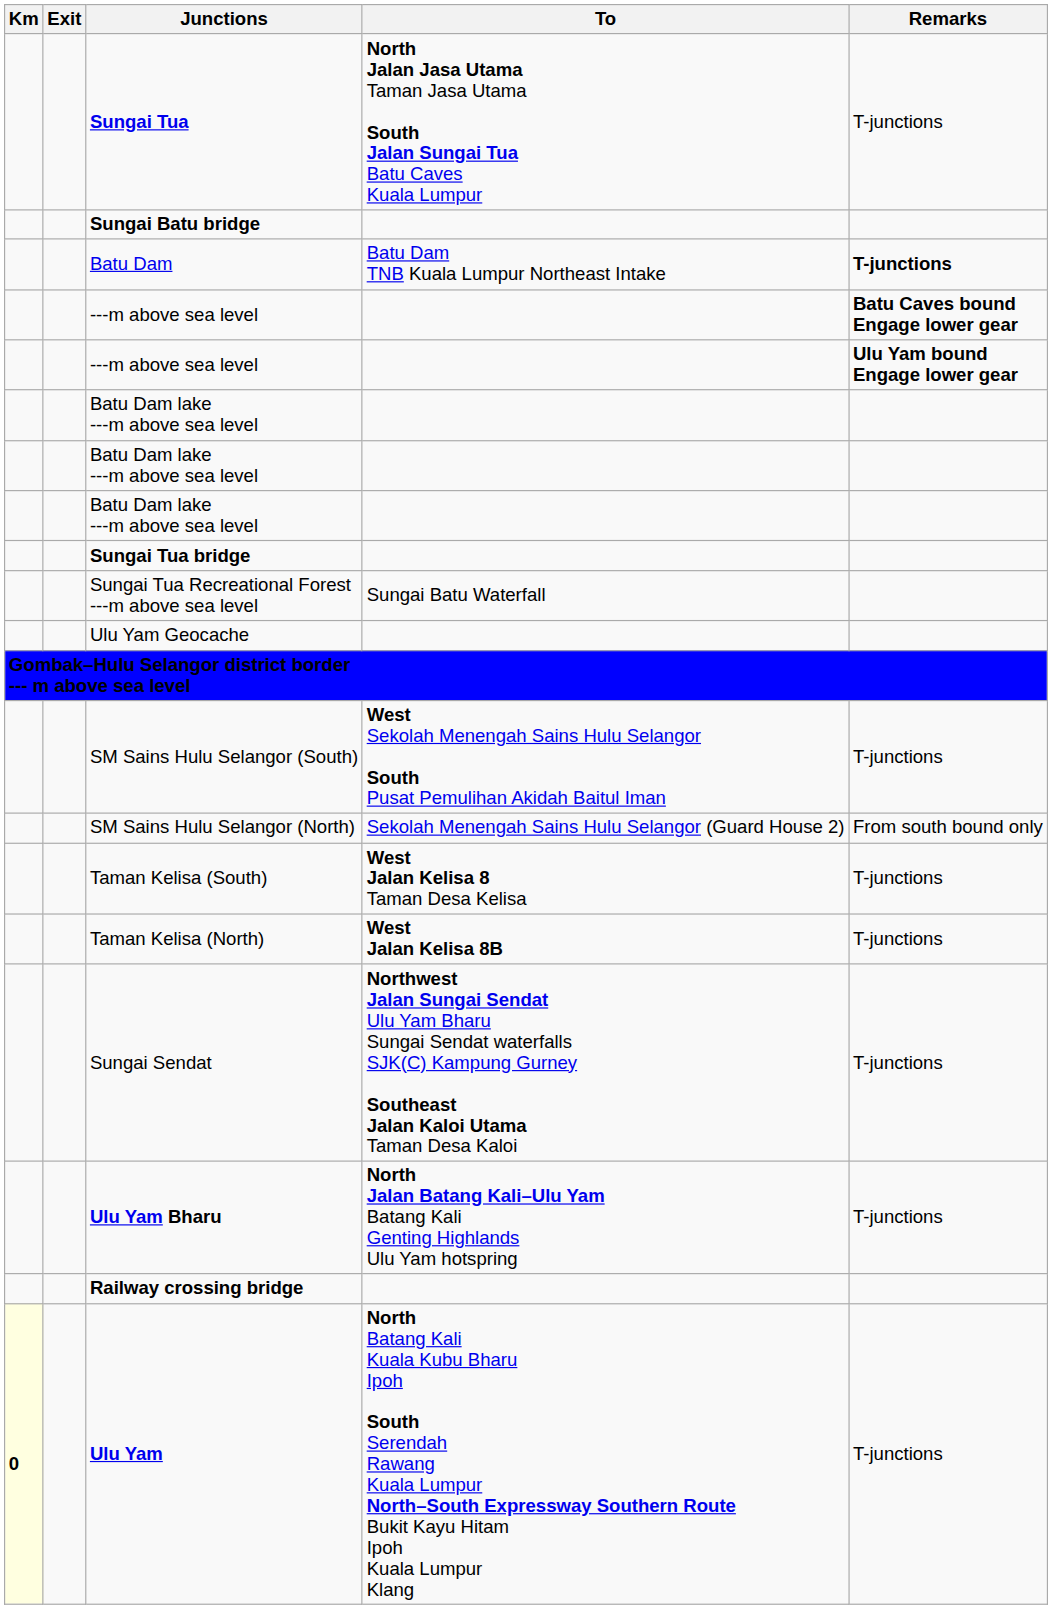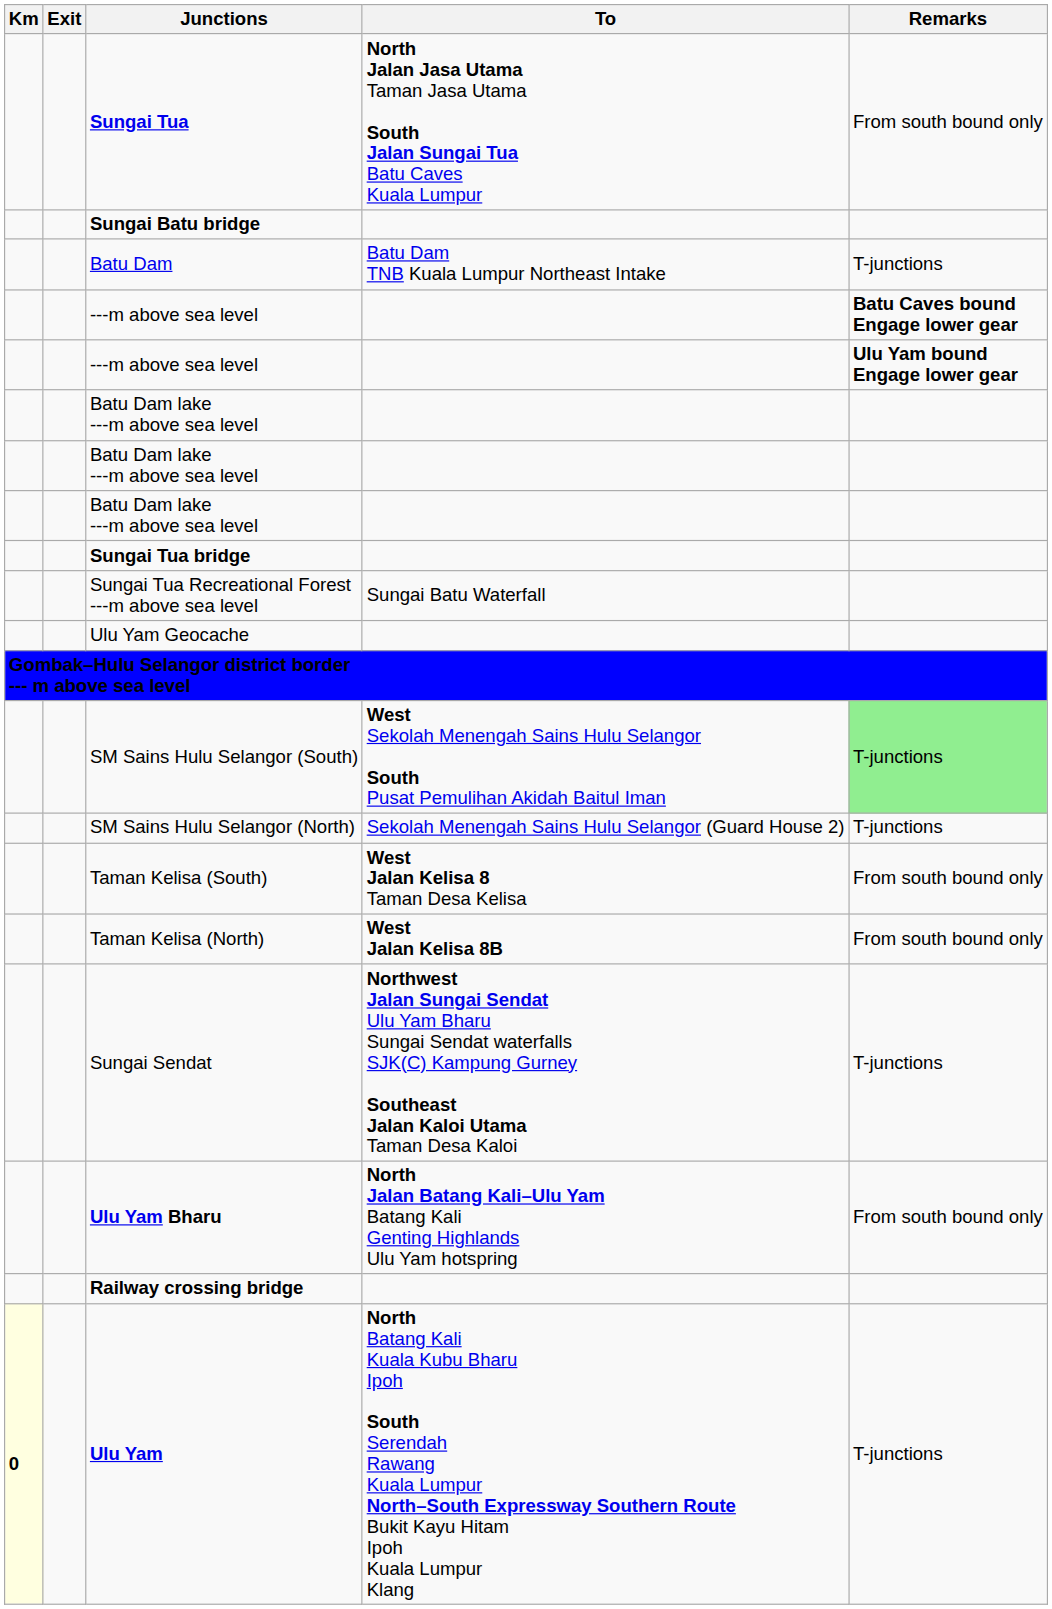(898, 121) T-junctions -> (948, 121) From south bound only
(902, 264) bold -> (898, 264) normal
(898, 756) no background -> (898, 756) lightgreen background
(948, 828) From south bound only -> (898, 828) T-junctions
(898, 878) T-junctions -> (948, 878) From south bound only
(898, 939) T-junctions -> (948, 939) From south bound only
(898, 1217) T-junctions -> (948, 1217) From south bound only
